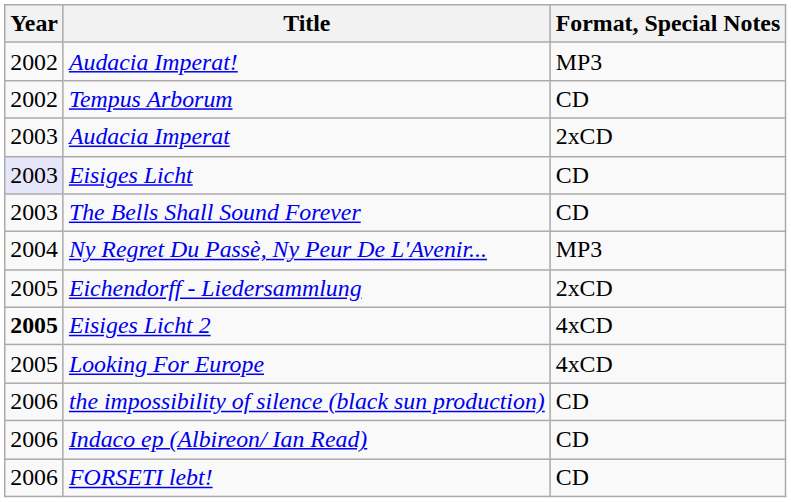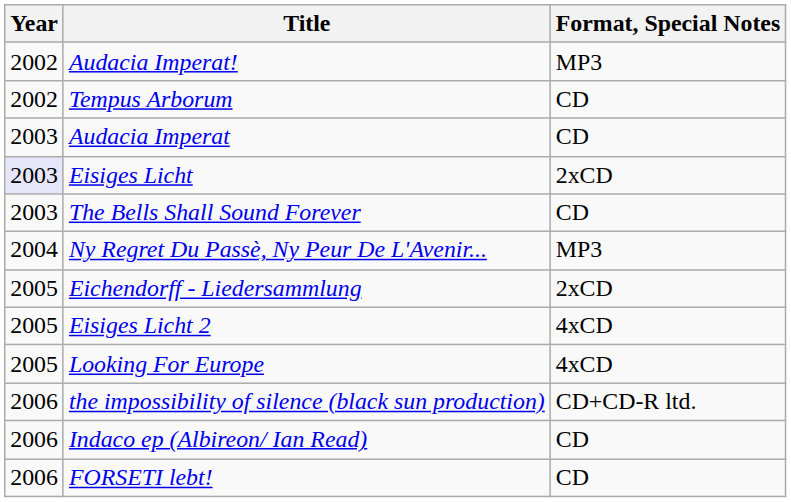(584, 136) 2xCD -> (572, 136) CD
(572, 174) CD -> (584, 174) 2xCD
(34, 325) bold -> (34, 325) normal
(572, 401) CD -> (626, 401) CD+CD-R ltd.
